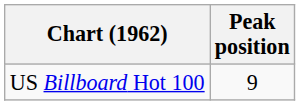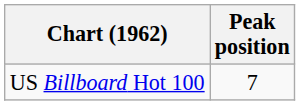(252, 81) 9 -> (252, 81) 7
